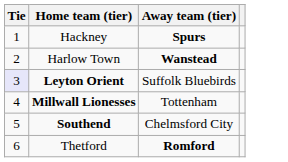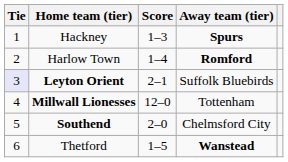+ column: (157, 14)
(189, 58) Wanstead -> (226, 58) Romford
(189, 145) Romford -> (226, 145) Wanstead
